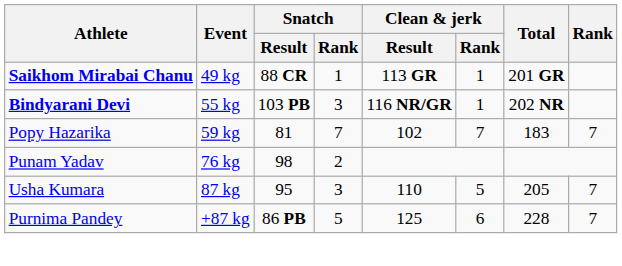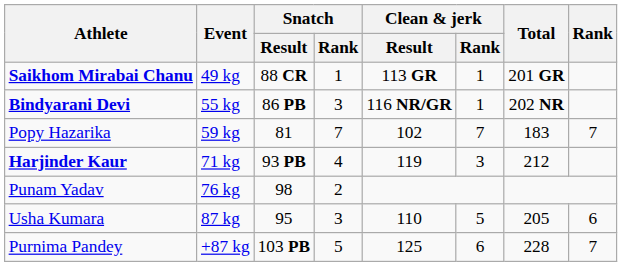(284, 104) 103 PB -> (284, 104) 86 PB
+ row: (68, 161)
(593, 190) 7 -> (593, 218) 6
(284, 218) 86 PB -> (284, 247) 103 PB
